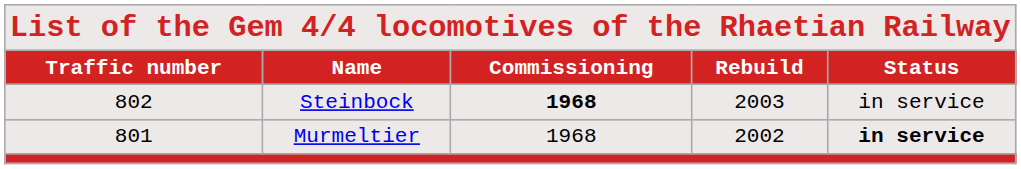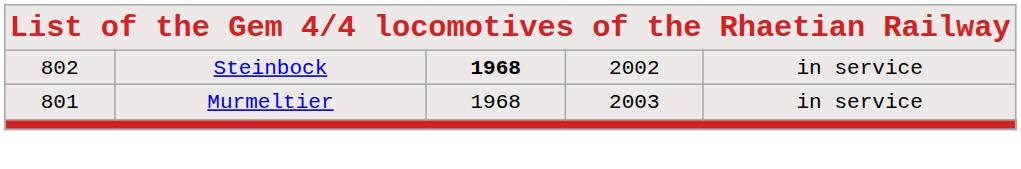- row: (357, 68)
(759, 102) 2003 -> (634, 68) 2002
(759, 136) 2002 -> (634, 102) 2003
(922, 136) bold -> (860, 102) normal
